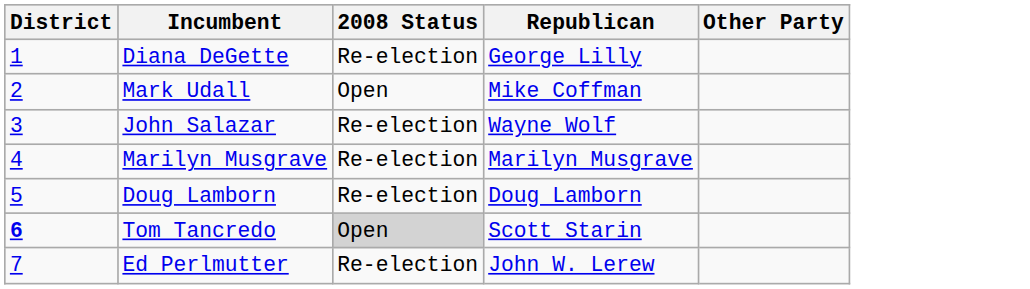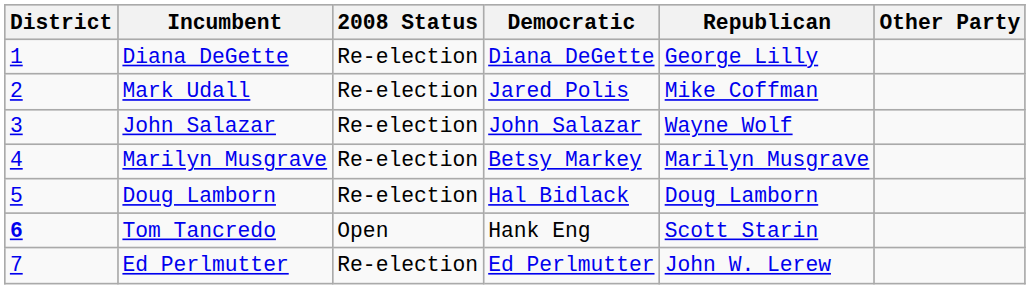+ column: (571, 22)
(363, 92) Open -> (408, 92) Re-election
(363, 231) lightgrey background -> (363, 231) no background
